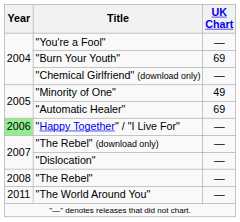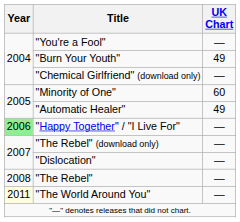(219, 59) 69 -> (219, 59) 49
(219, 93) 49 -> (219, 93) 60
(219, 110) 69 -> (219, 110) 49
(19, 195) no background -> (19, 195) lightyellow background
